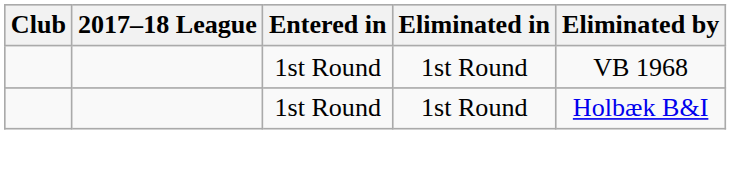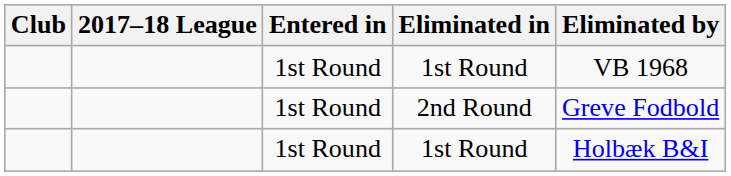+ row: (38, 108)
